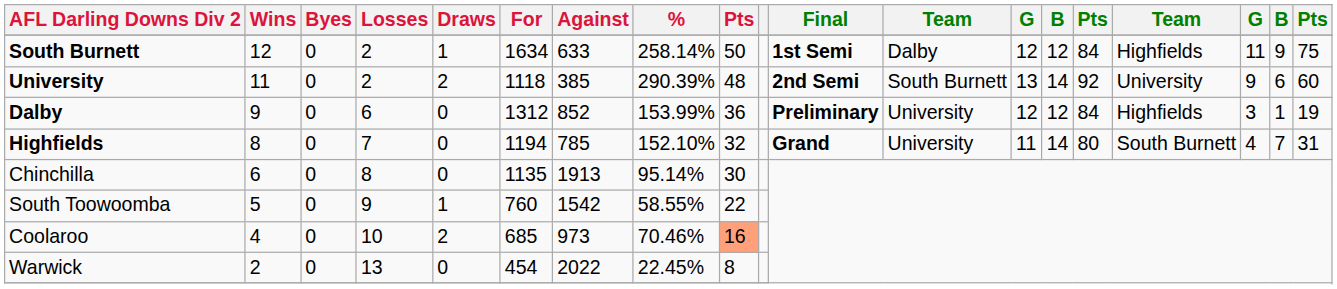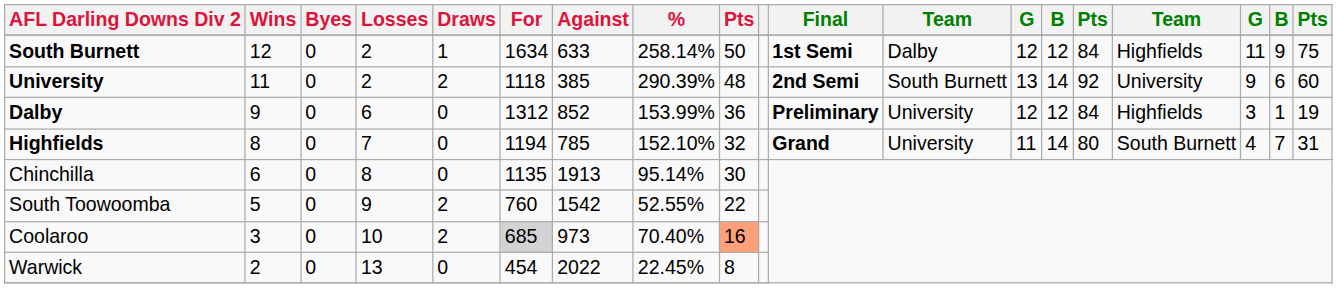(443, 205) 1 -> (443, 205) 2
(671, 205) 58.55% -> (671, 205) 52.55%
(255, 236) 4 -> (255, 236) 3
(521, 236) no background -> (521, 236) lightgrey background
(671, 236) 70.46% -> (671, 236) 70.40%
